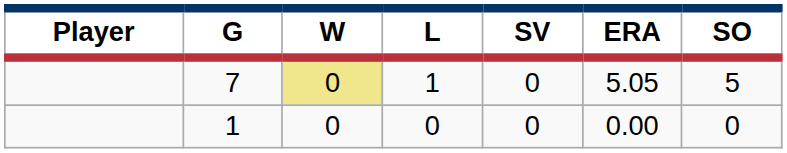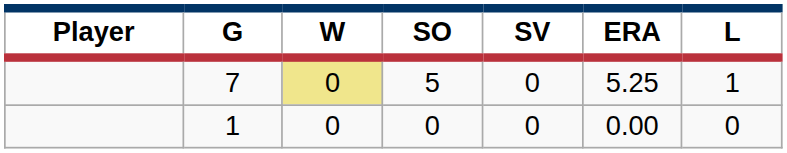columns swapped: (432, 32) <-> (732, 32)
(632, 82) 5.05 -> (632, 82) 5.25
